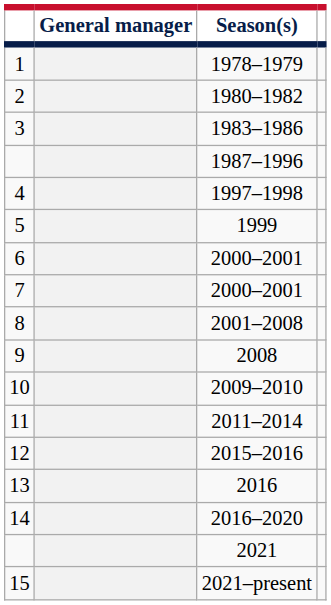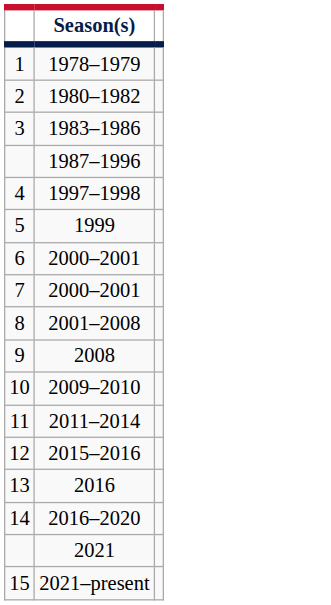- column: (116, 25)
